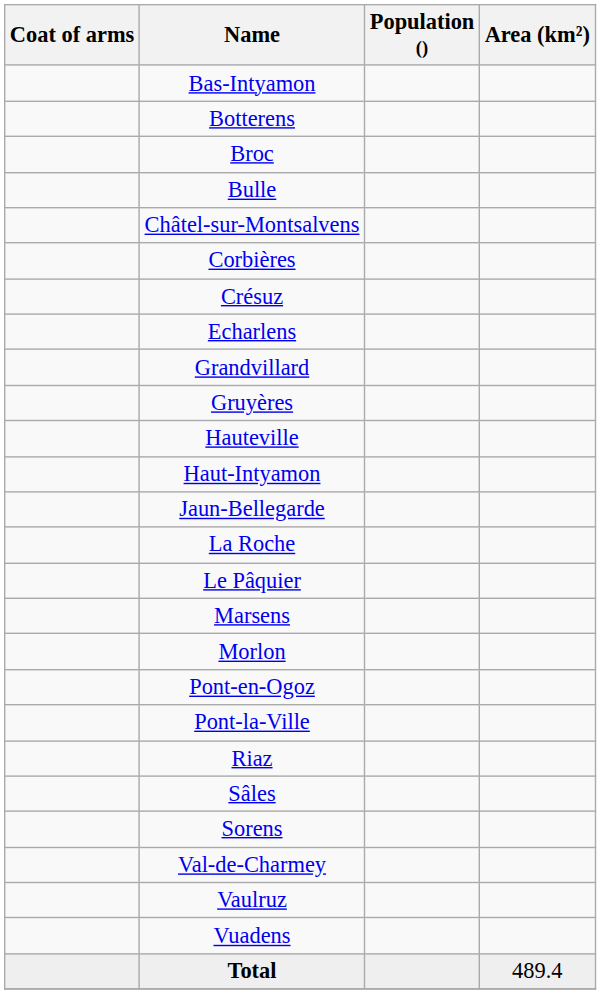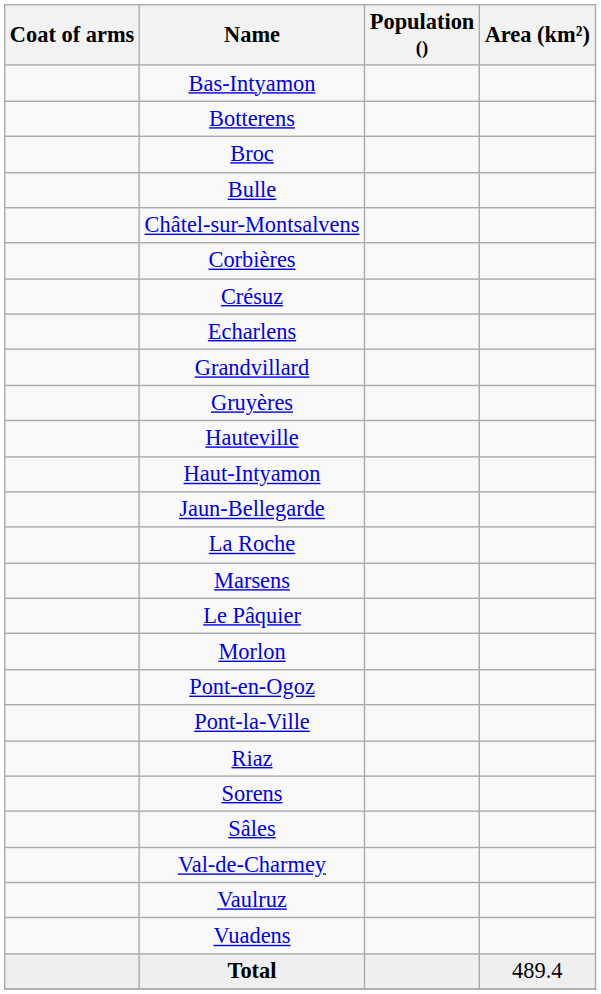rows swapped: (252, 580) <-> (252, 615)
rows swapped: (252, 793) <-> (252, 829)
